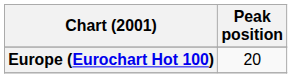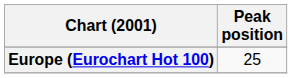(252, 60) 20 -> (252, 60) 25
